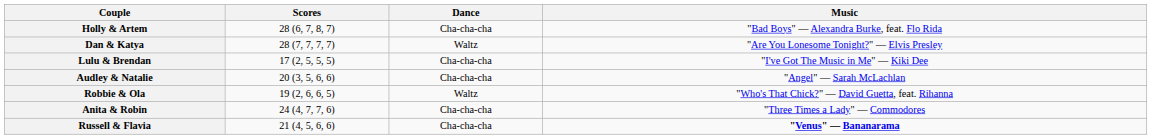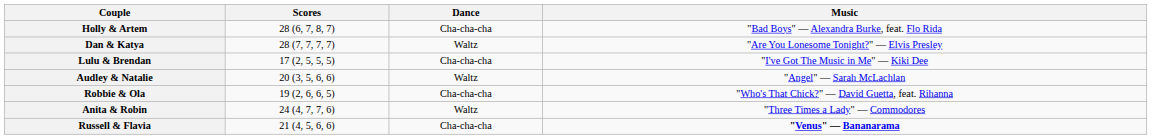(466, 77) Cha-cha-cha -> (466, 77) Waltz
(466, 93) Waltz -> (466, 93) Cha-cha-cha
(466, 110) Cha-cha-cha -> (466, 110) Waltz
